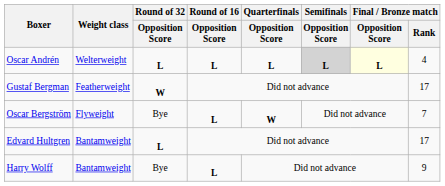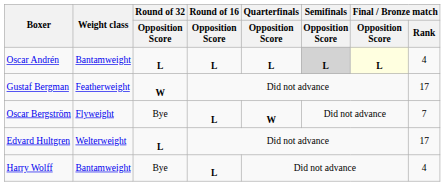(101, 60) Welterweight -> (103, 60) Bantamweight
(103, 141) Bantamweight -> (101, 141) Welterweight
(424, 168) 9 -> (424, 168) 4
